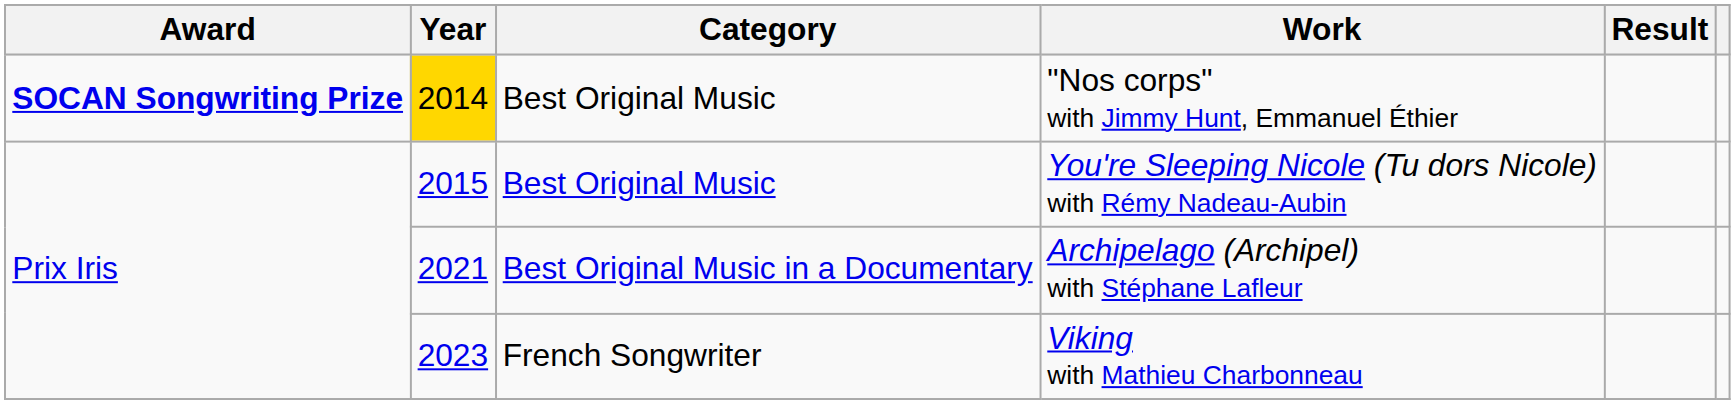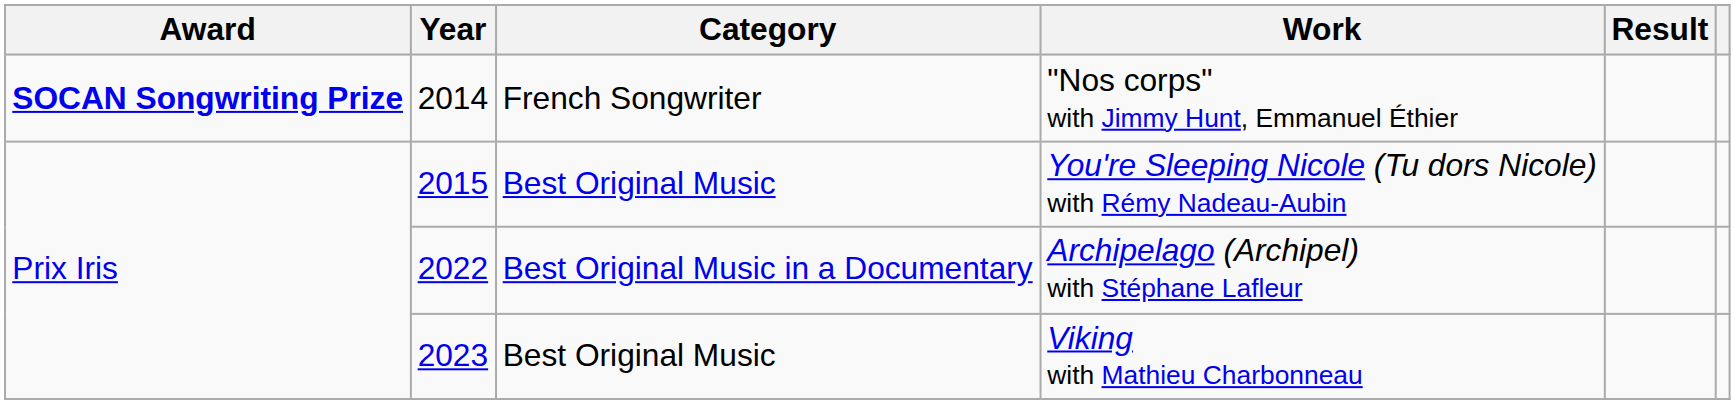(453, 97) gold background -> (453, 97) no background
(639, 97) Best Original Music -> (632, 97) French Songwriter
(453, 269) 2021 -> (453, 269) 2022
(632, 355) French Songwriter -> (639, 355) Best Original Music
